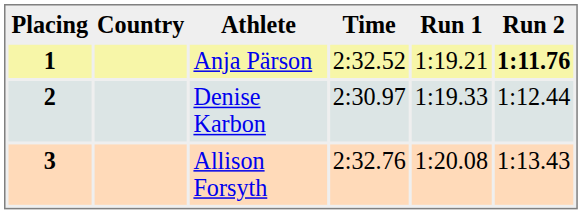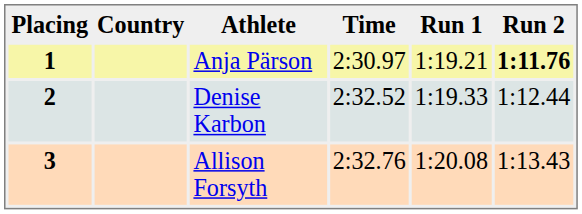(369, 61) 2:32.52 -> (369, 61) 2:30.97
(369, 97) 2:30.97 -> (369, 97) 2:32.52
